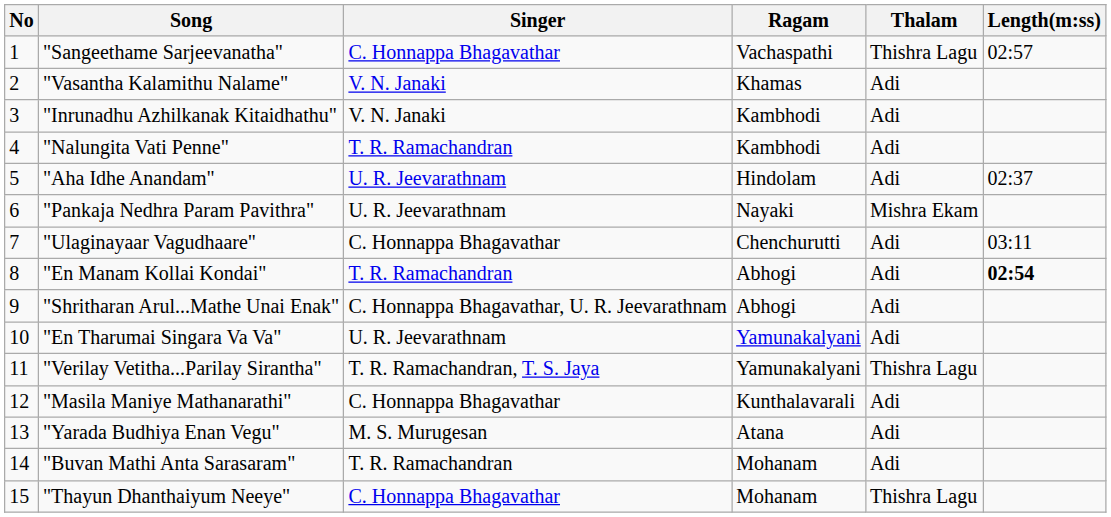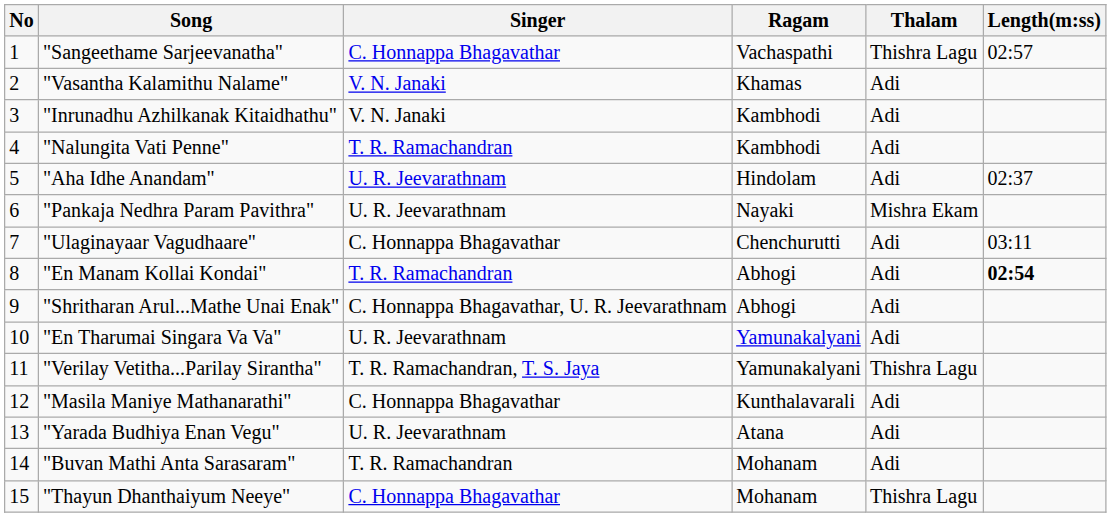(418, 432) M. S. Murugesan -> (427, 432) U. R. Jeevarathnam
